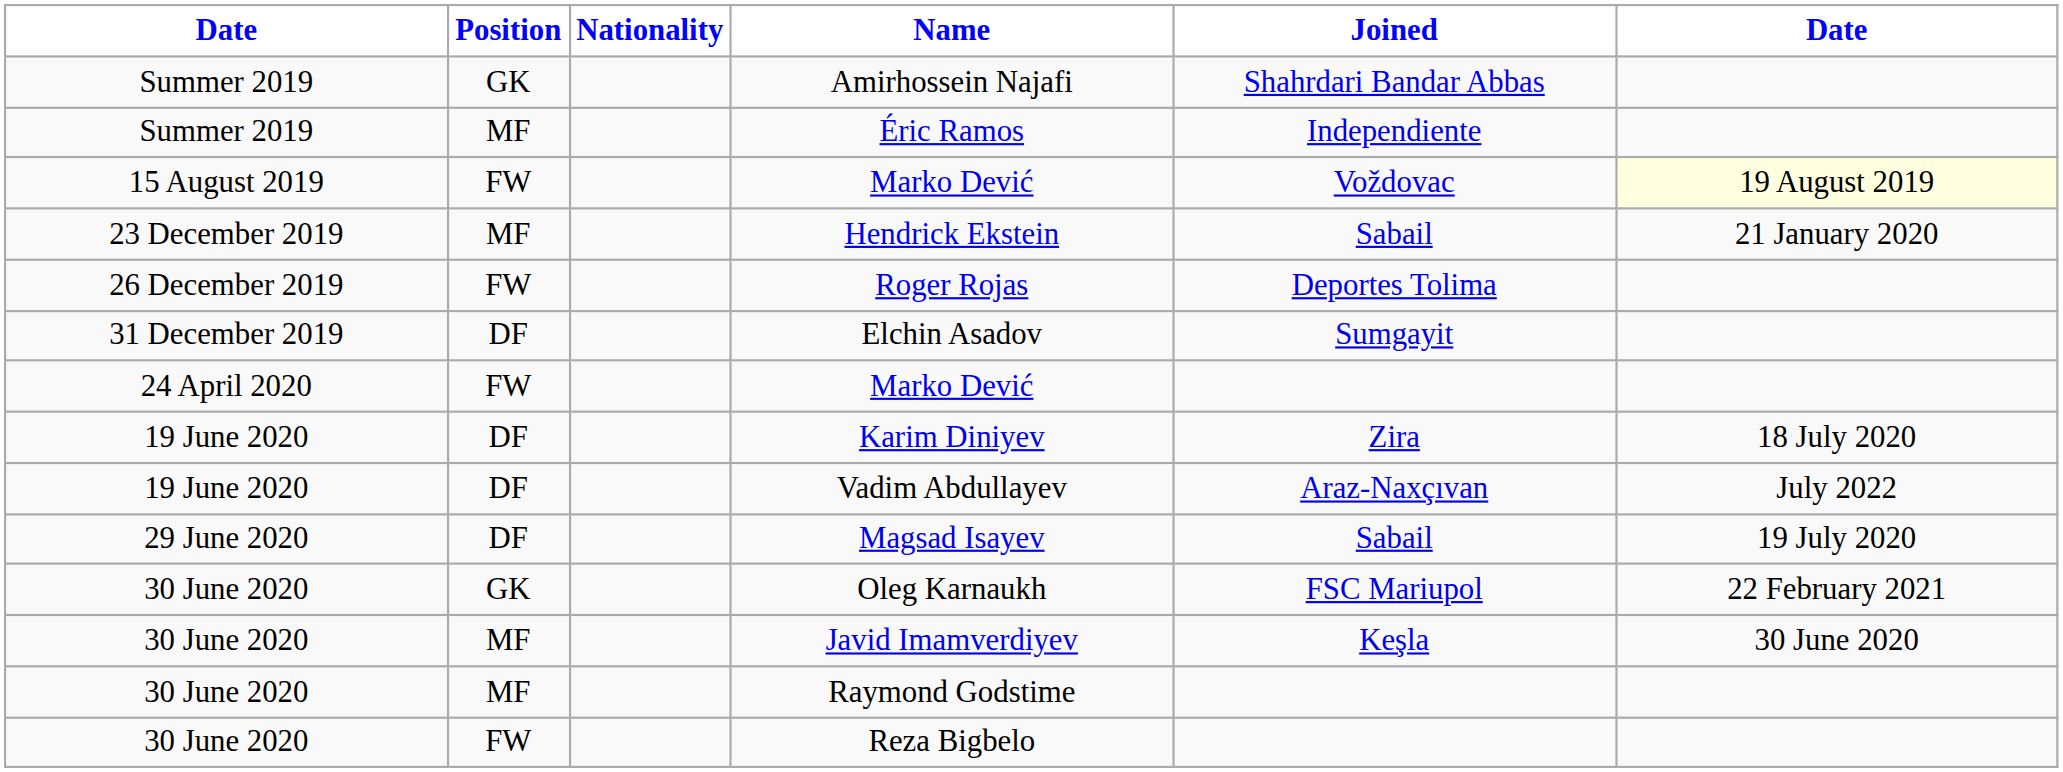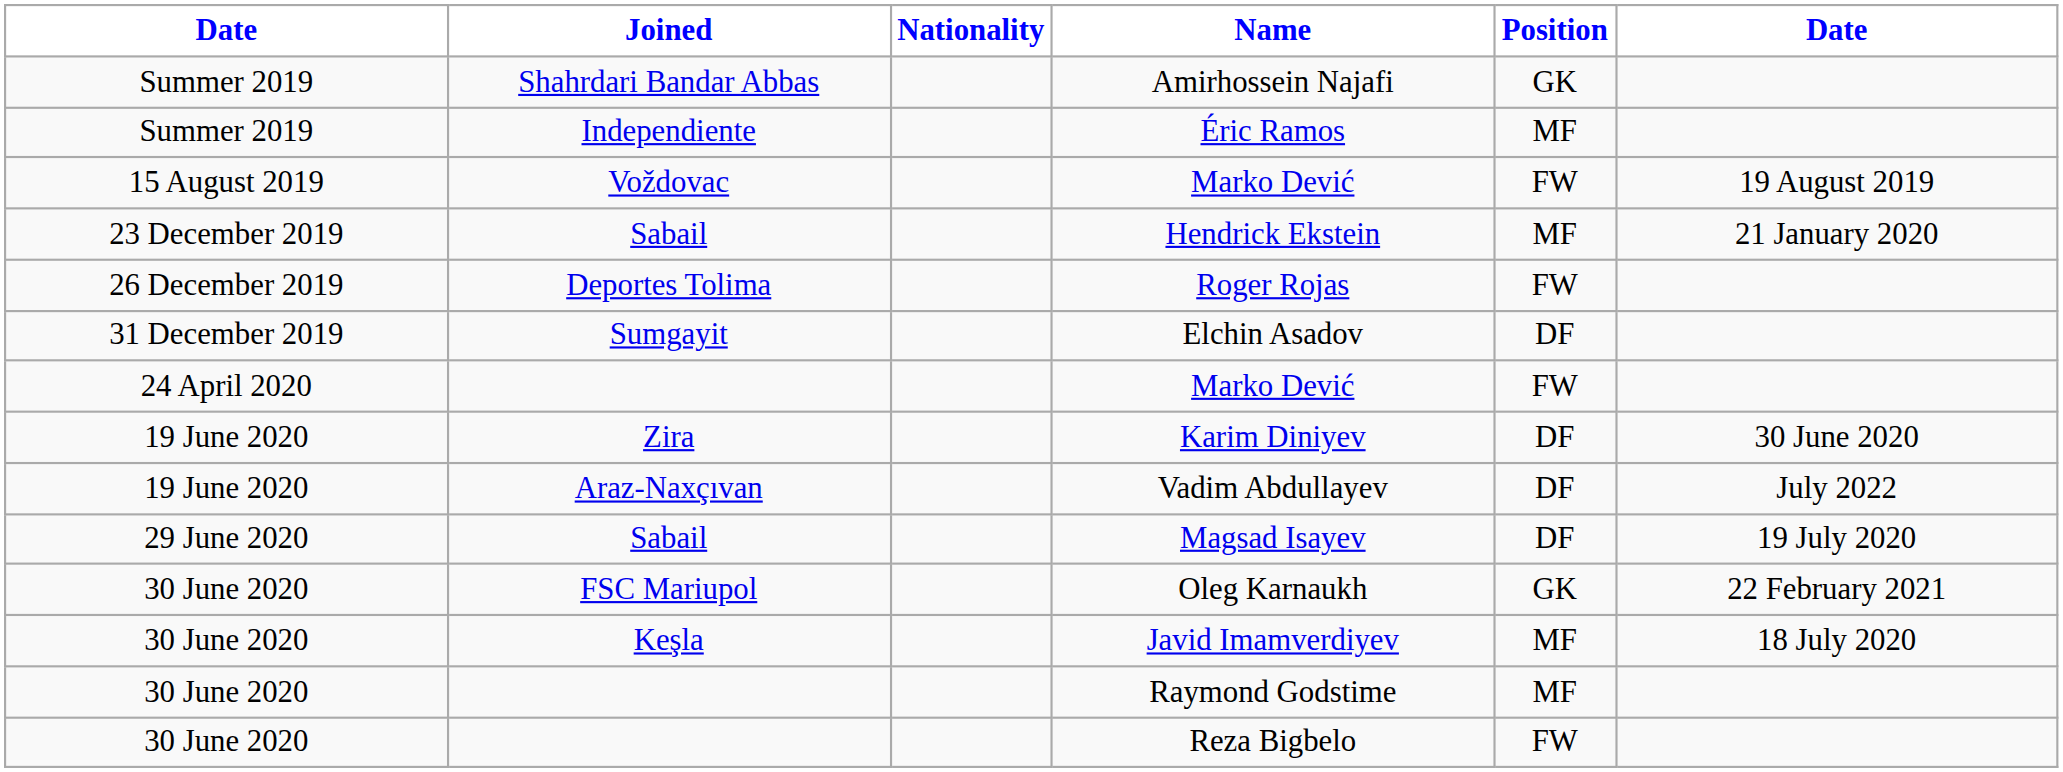columns swapped: (508, 30) <-> (1394, 30)
(1837, 182) lightyellow background -> (1837, 182) no background
(1837, 436) 18 July 2020 -> (1837, 436) 30 June 2020
(1837, 640) 30 June 2020 -> (1837, 640) 18 July 2020
